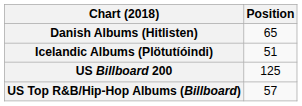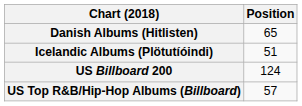(270, 71) 125 -> (270, 71) 124
